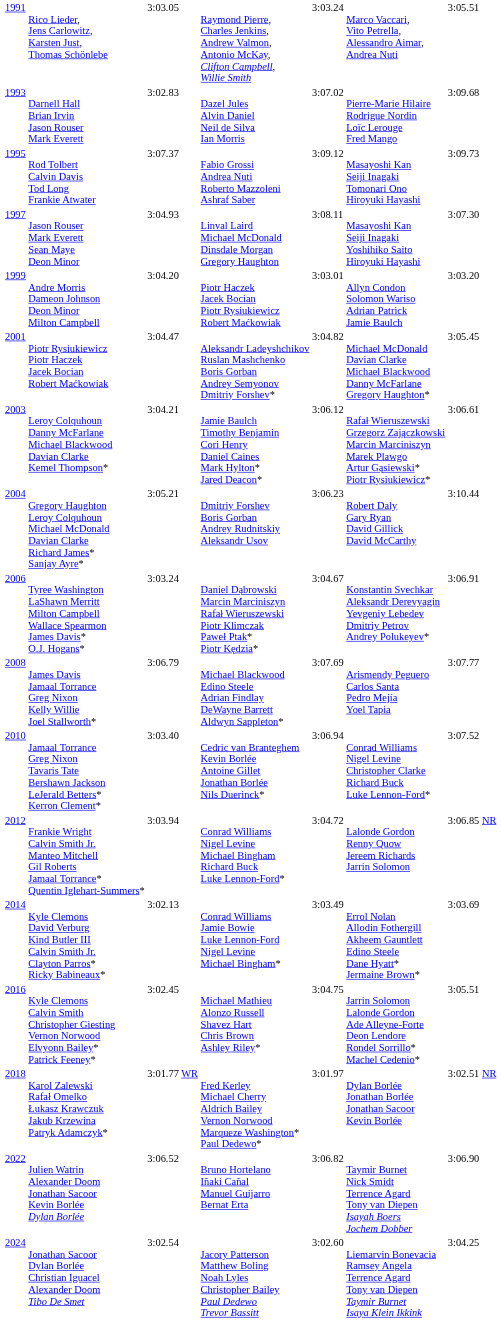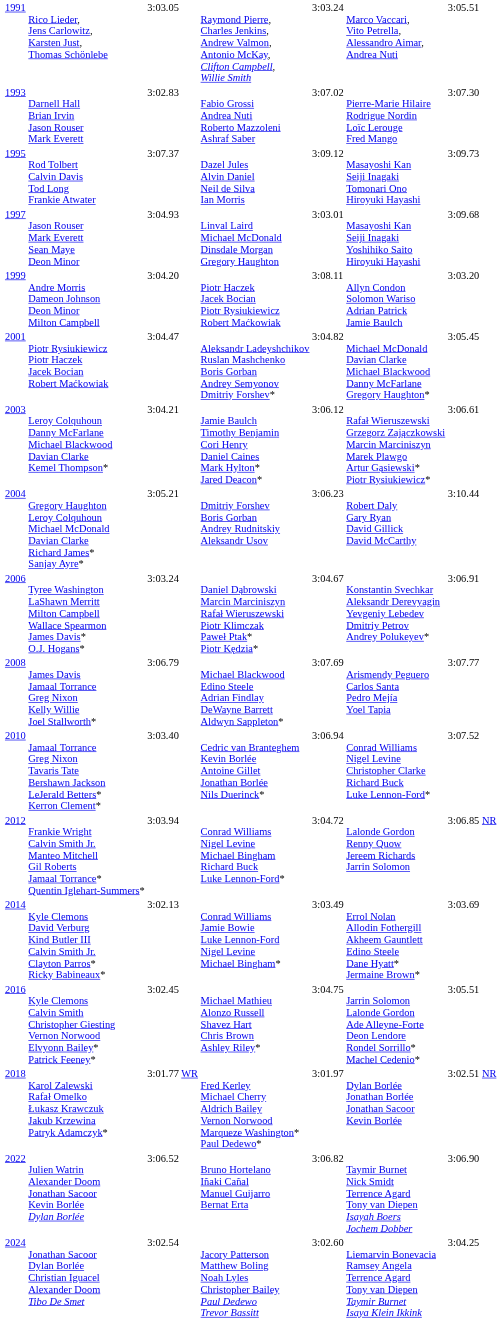(228, 121) Dazel Jules Alvin Daniel Neil de Silva Ian Morris -> (241, 121) Fabio Grossi Andrea Nuti Roberto Mazzoleni Ashraf Saber
(464, 92) 3:09.68 -> (464, 92) 3:07.30
(241, 182) Fabio Grossi Andrea Nuti Roberto Mazzoleni Ashraf Saber -> (228, 182) Dazel Jules Alvin Daniel Neil de Silva Ian Morris
(328, 214) 3:08.11 -> (328, 214) 3:03.01
(464, 214) 3:07.30 -> (464, 214) 3:09.68
(328, 275) 3:03.01 -> (328, 275) 3:08.11
